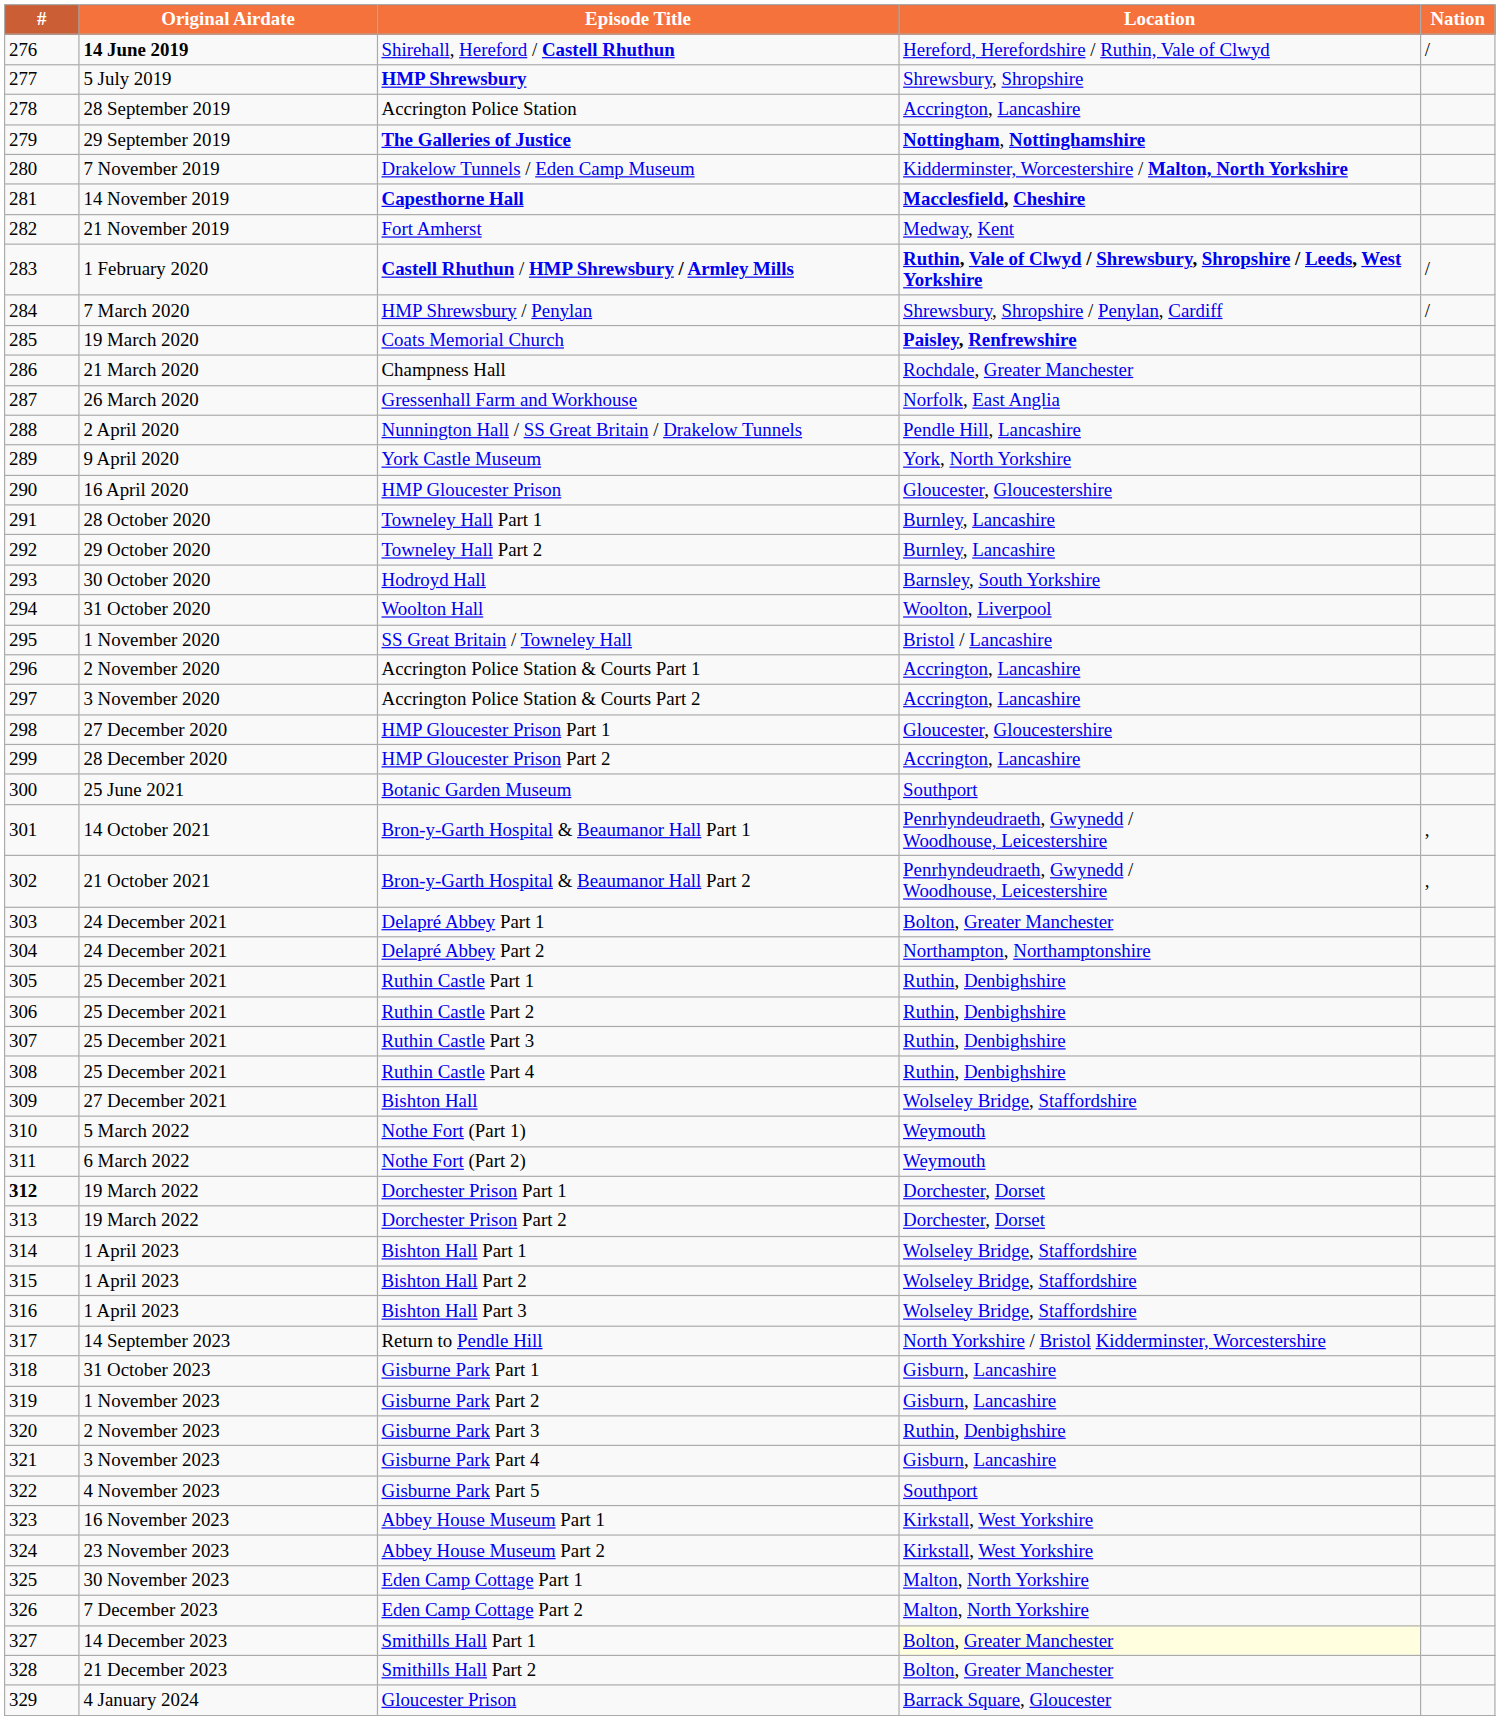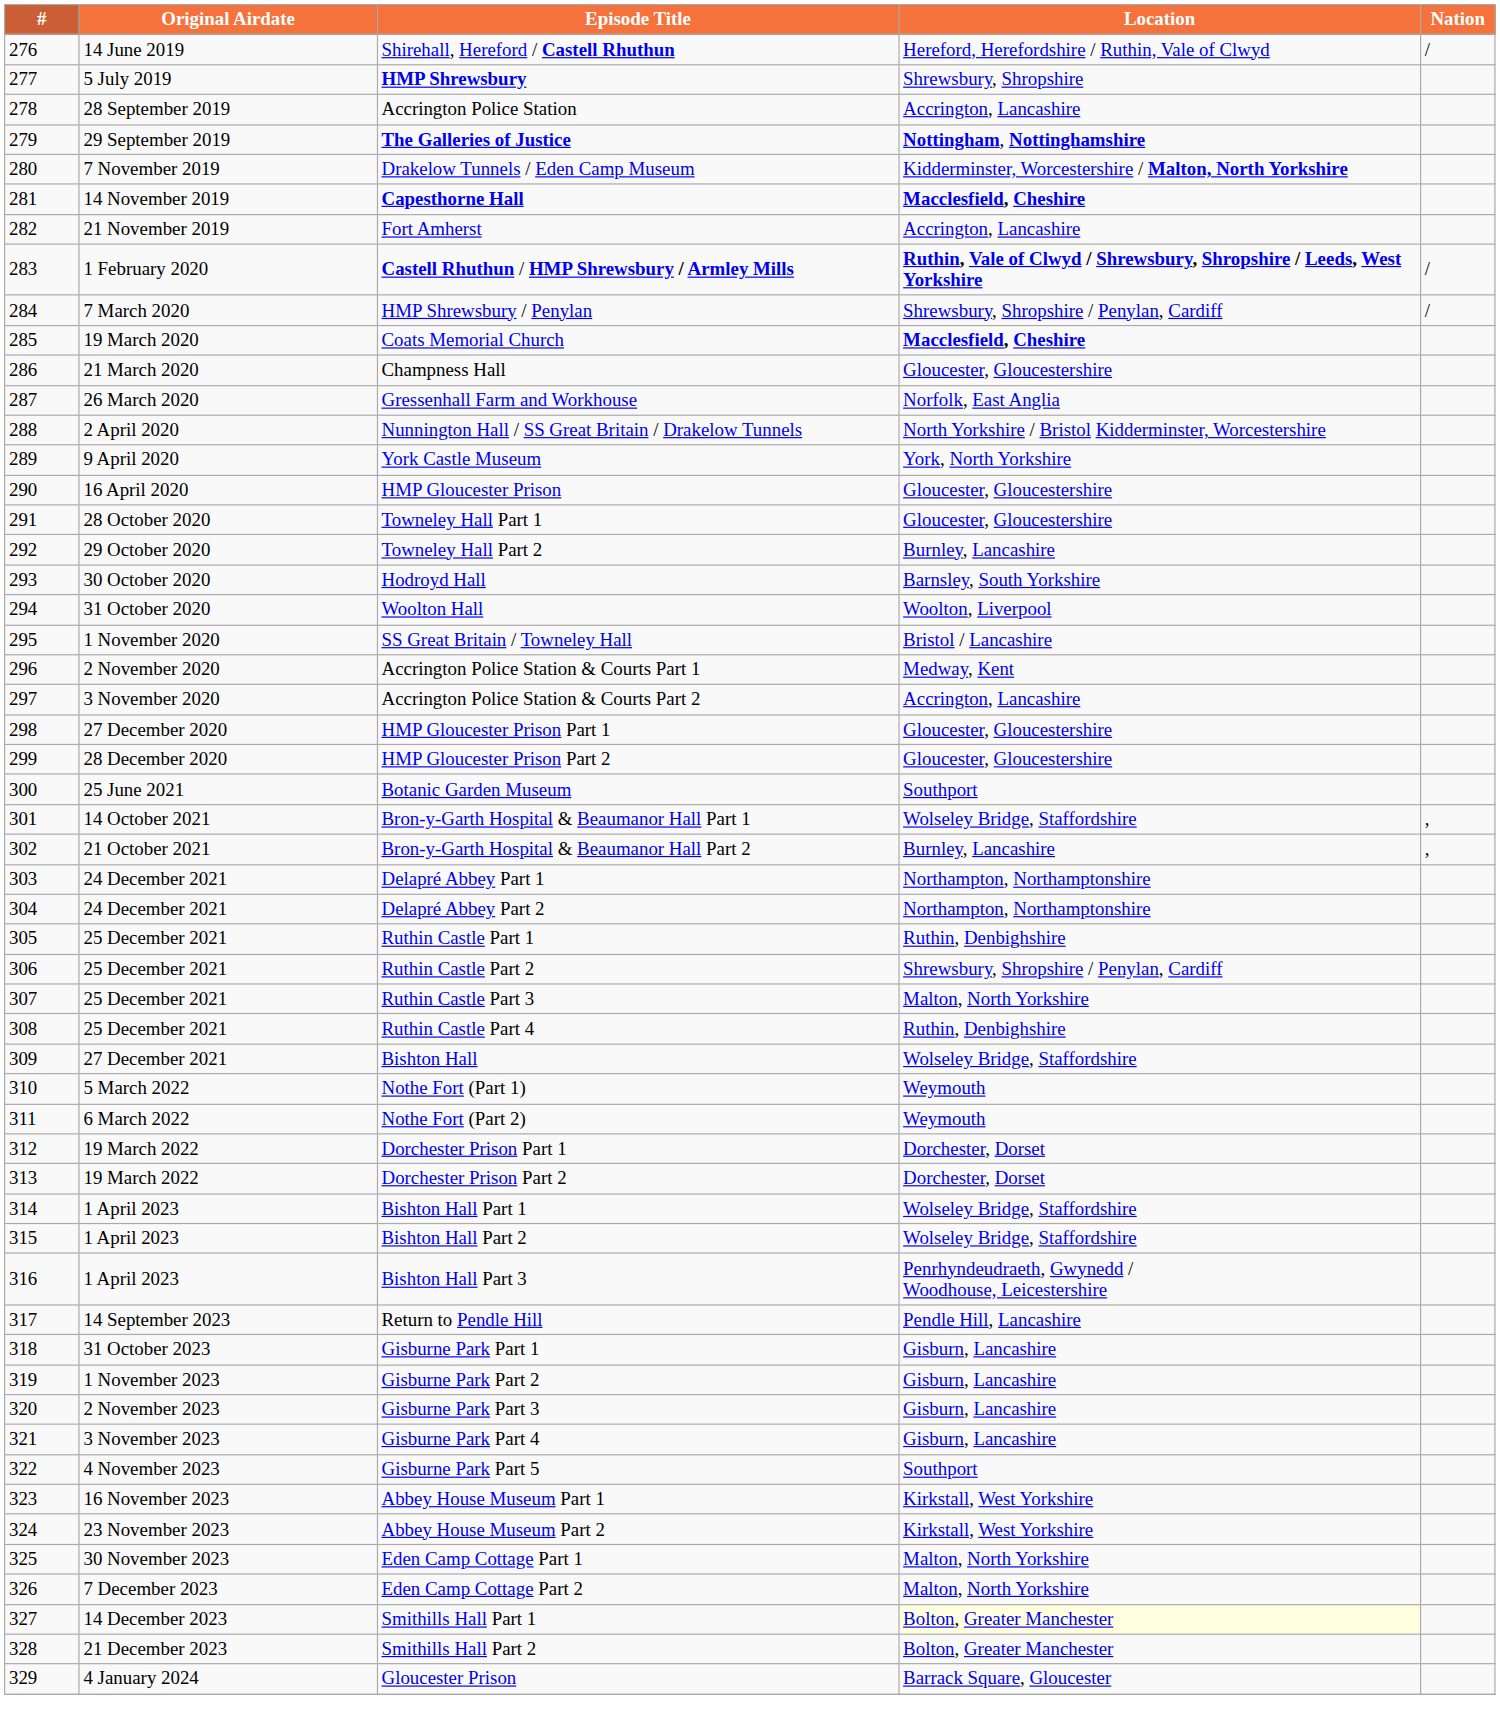(136, 49) bold -> (134, 49) normal
(959, 229) Medway, Kent -> (992, 229) Accrington, Lancashire
(990, 340) Paisley, Renfrewshire -> (994, 340) Macclesfield, Cheshire
(1018, 370) Rochdale, Greater Manchester -> (1008, 370) Gloucester, Gloucestershire
(992, 429) Pendle Hill, Lancashire -> (1114, 429) North Yorkshire / Bristol Kidderminster, Worcestershire
(979, 519) Burnley, Lancashire -> (1008, 519) Gloucester, Gloucestershire
(992, 669) Accrington, Lancashire -> (959, 669) Medway, Kent
(992, 759) Accrington, Lancashire -> (1008, 759) Gloucester, Gloucestershire
(1018, 829) Penrhyndeudraeth, Gwynedd / Woodhouse, Leicestershire -> (1020, 819) Wolseley Bridge, Staffordshire
(1018, 881) Penrhyndeudraeth, Gwynedd / Woodhouse, Leicestershire -> (979, 849) Burnley, Lancashire
(1008, 921) Bolton, Greater Manchester -> (1027, 879) Northampton, Northamptonshire
(984, 1011) Ruthin, Denbighshire -> (1063, 968) Shrewsbury, Shropshire / Penylan, Cardiff
(984, 1041) Ruthin, Denbighshire -> (996, 998) Malton, North Yorkshire
(23, 1191) bold -> (23, 1148) normal
(1020, 1310) Wolseley Bridge, Staffordshire -> (1018, 1278) Penrhyndeudraeth, Gwynedd / Woodhouse, Leicestershire
(1114, 1340) North Yorkshire / Bristol Kidderminster, Worcestershire -> (992, 1319) Pendle Hill, Lancashire
(984, 1430) Ruthin, Denbighshire -> (980, 1409) Gisburn, Lancashire
